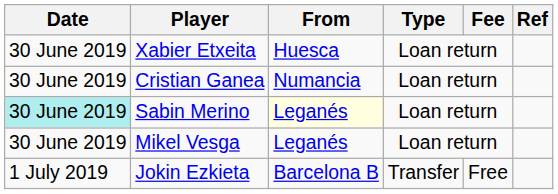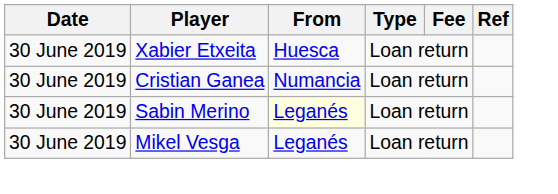(68, 111) paleturquoise background -> (68, 111) no background
- row: (192, 173)
